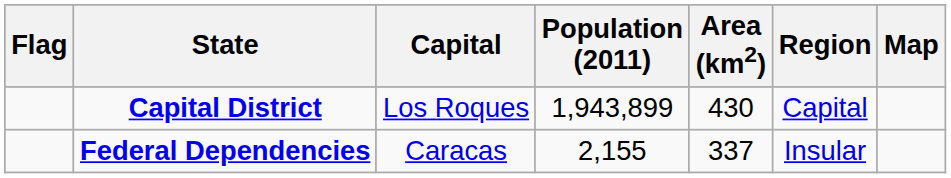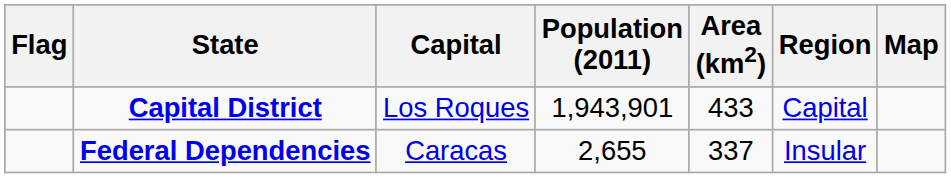(612, 107) 1,943,899 -> (612, 107) 1,943,901
(731, 107) 430 -> (731, 107) 433
(612, 151) 2,155 -> (612, 151) 2,655
